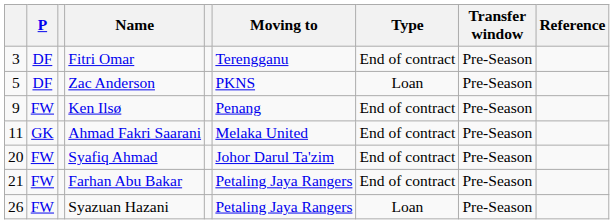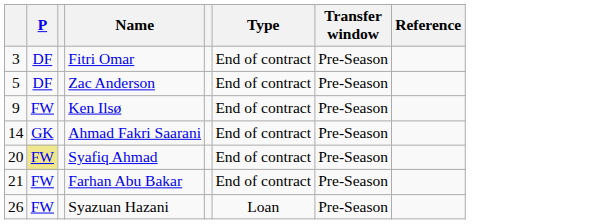- column: (284, 25)
(407, 83) Loan -> (263, 83) End of contract
(16, 132) 11 -> (16, 132) 14
(42, 157) no background -> (42, 157) khaki background
